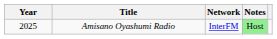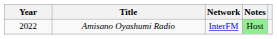(28, 26) 2025 -> (28, 26) 2022
